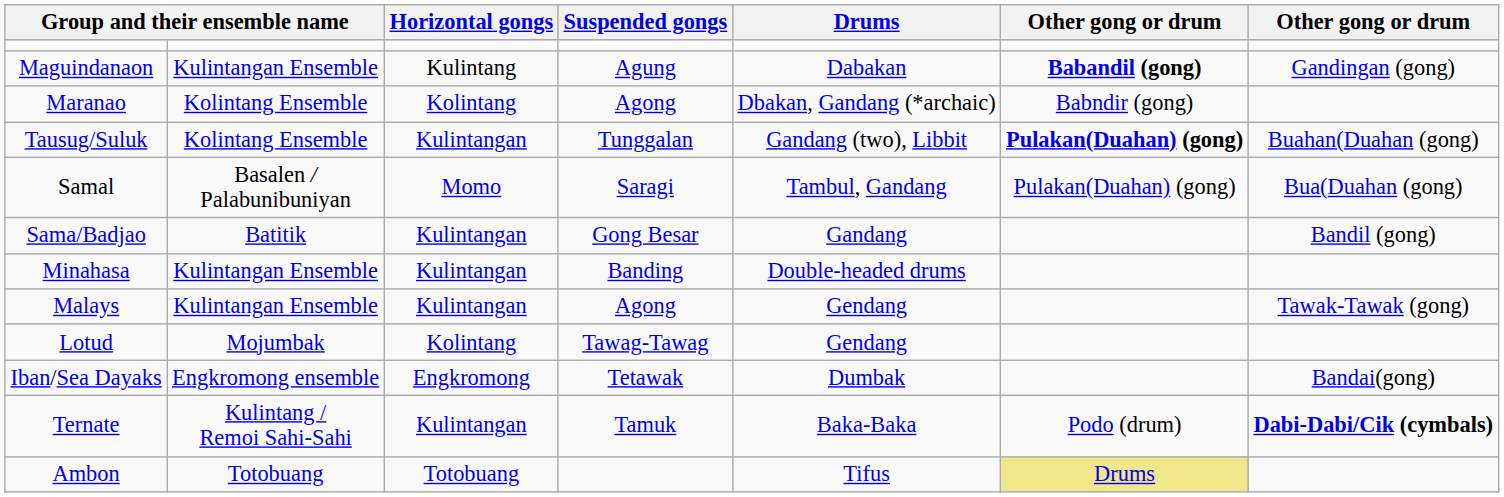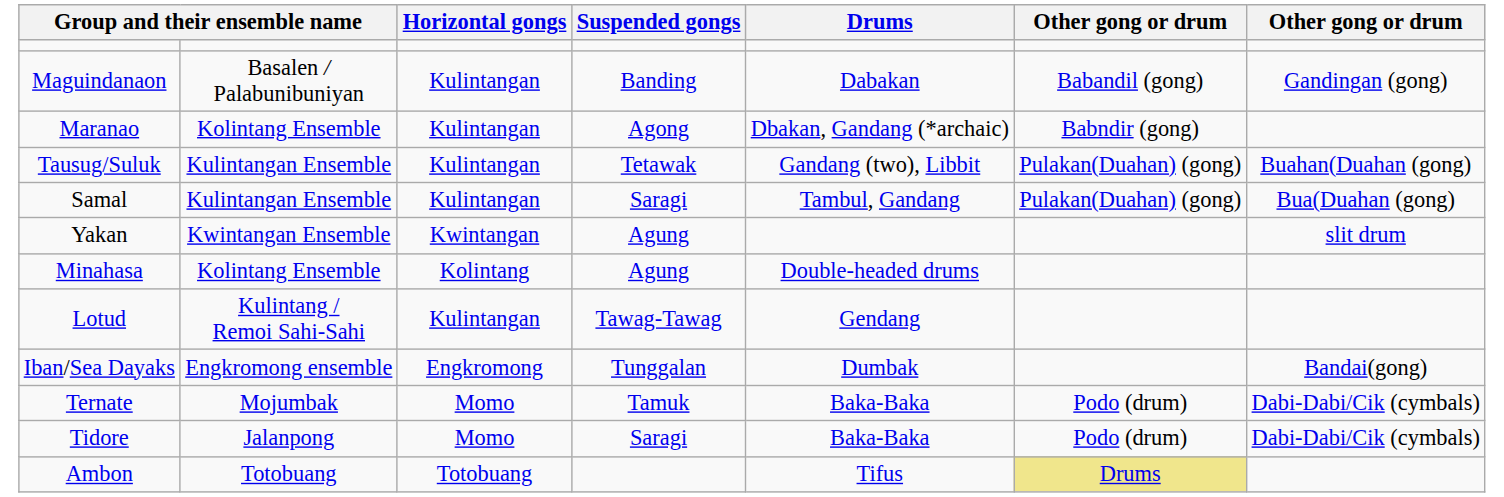(276, 68) Kulintangan Ensemble -> (289, 80) Basalen / Palabunibuniyan
(471, 68) Kulintang -> (485, 80) Kulintangan
(645, 68) Agung -> (659, 80) Banding
(1125, 68) bold -> (1130, 80) normal
(471, 103) Kolintang -> (485, 128) Kulintangan
(276, 139) Kolintang Ensemble -> (289, 164) Kulintangan Ensemble
(645, 139) Tunggalan -> (659, 164) Tetawak
(1125, 139) bold -> (1130, 164) normal
(276, 187) Basalen / Palabunibuniyan -> (289, 199) Kulintangan Ensemble
(471, 187) Momo -> (485, 199) Kulintangan
- row: (86, 235)
+ row: (99, 235)
(276, 270) Kulintangan Ensemble -> (289, 270) Kolintang Ensemble
(471, 270) Kulintangan -> (485, 270) Kolintang
(645, 270) Banding -> (659, 270) Agung
- row: (86, 306)
(276, 341) Mojumbak -> (289, 319) Kulintang / Remoi Sahi-Sahi
(471, 341) Kolintang -> (485, 319) Kulintangan
(645, 377) Tetawak -> (659, 367) Tunggalan
(276, 425) Kulintang / Remoi Sahi-Sahi -> (289, 402) Mojumbak
(471, 425) Kulintangan -> (485, 402) Momo
(1373, 425) bold -> (1366, 402) normal
+ row: (99, 438)
